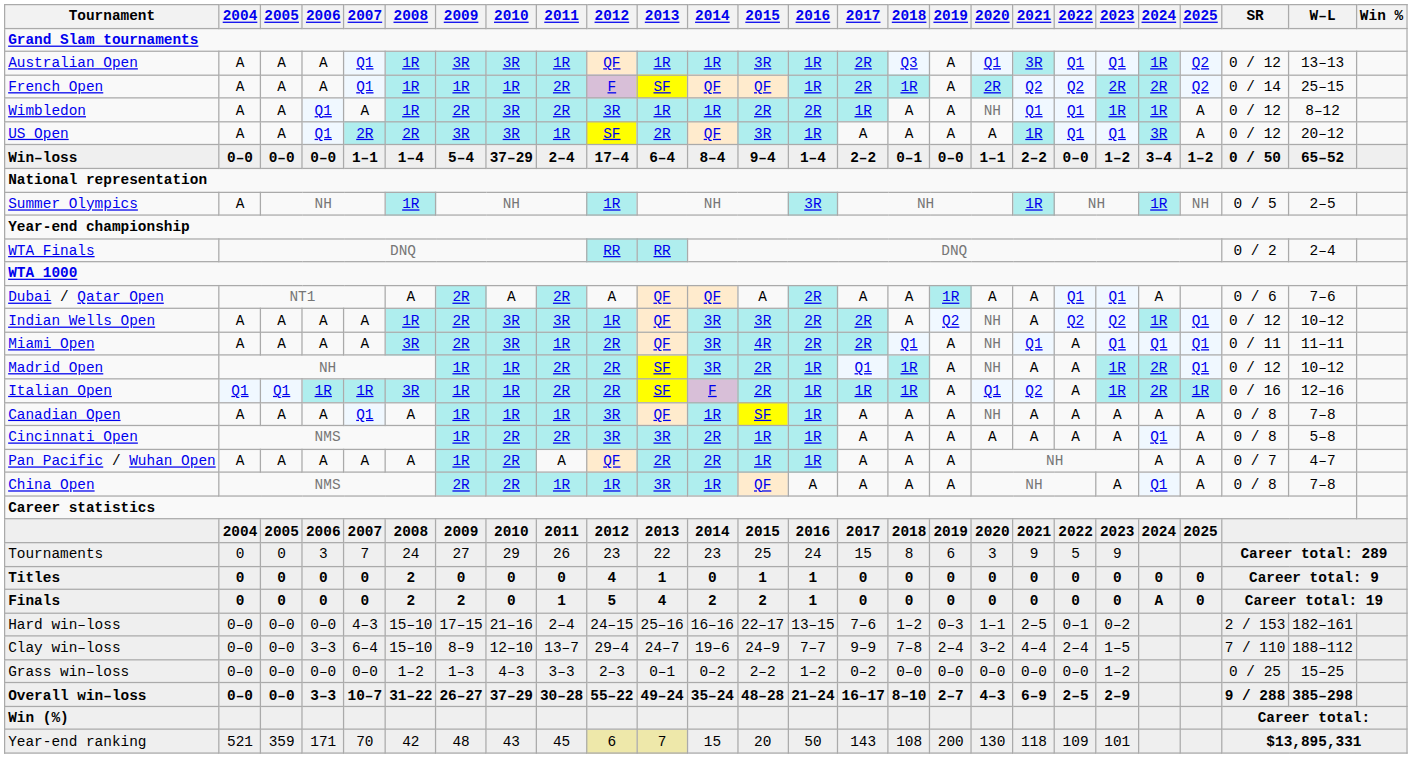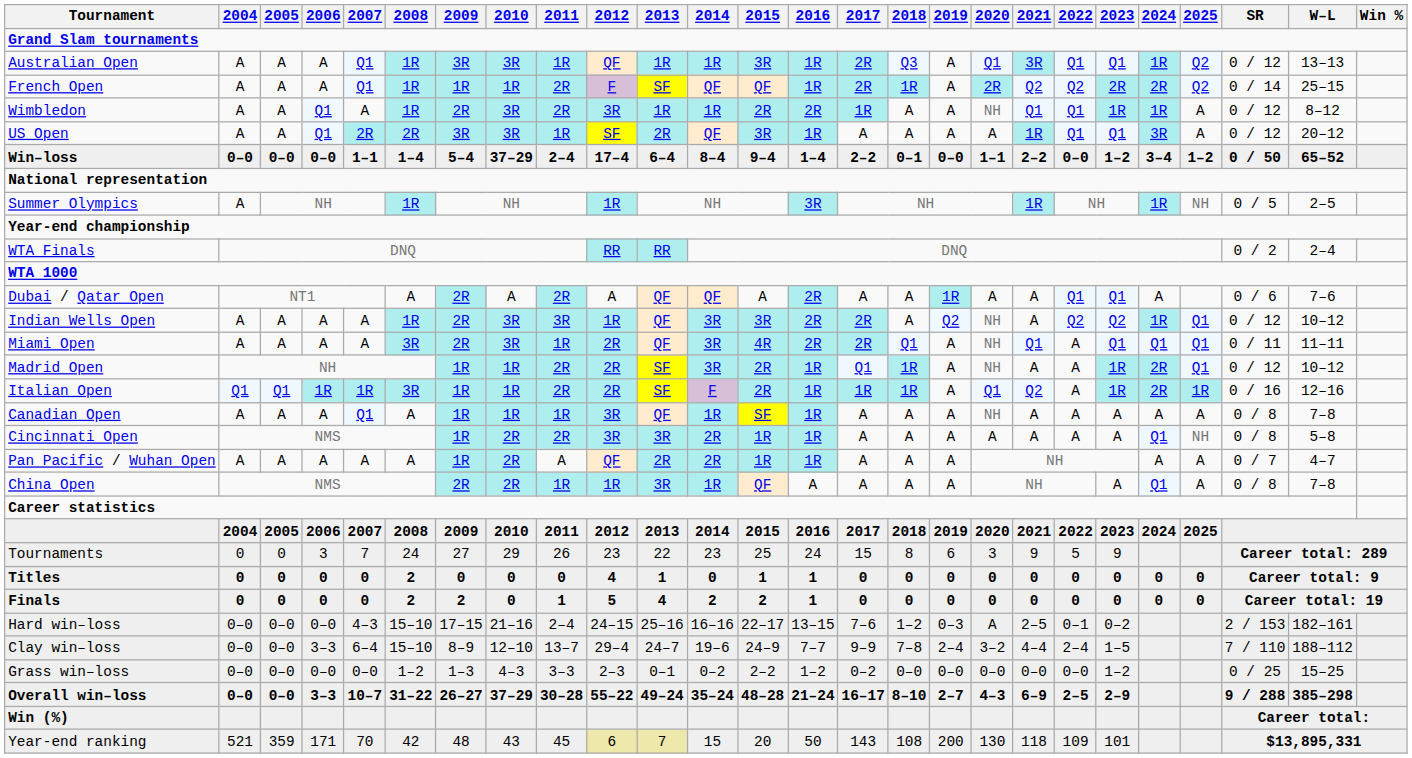(1200, 438) A -> (1200, 438) NH
(1159, 601) A -> (1159, 601) 0
(992, 625) 1–1 -> (992, 625) A
